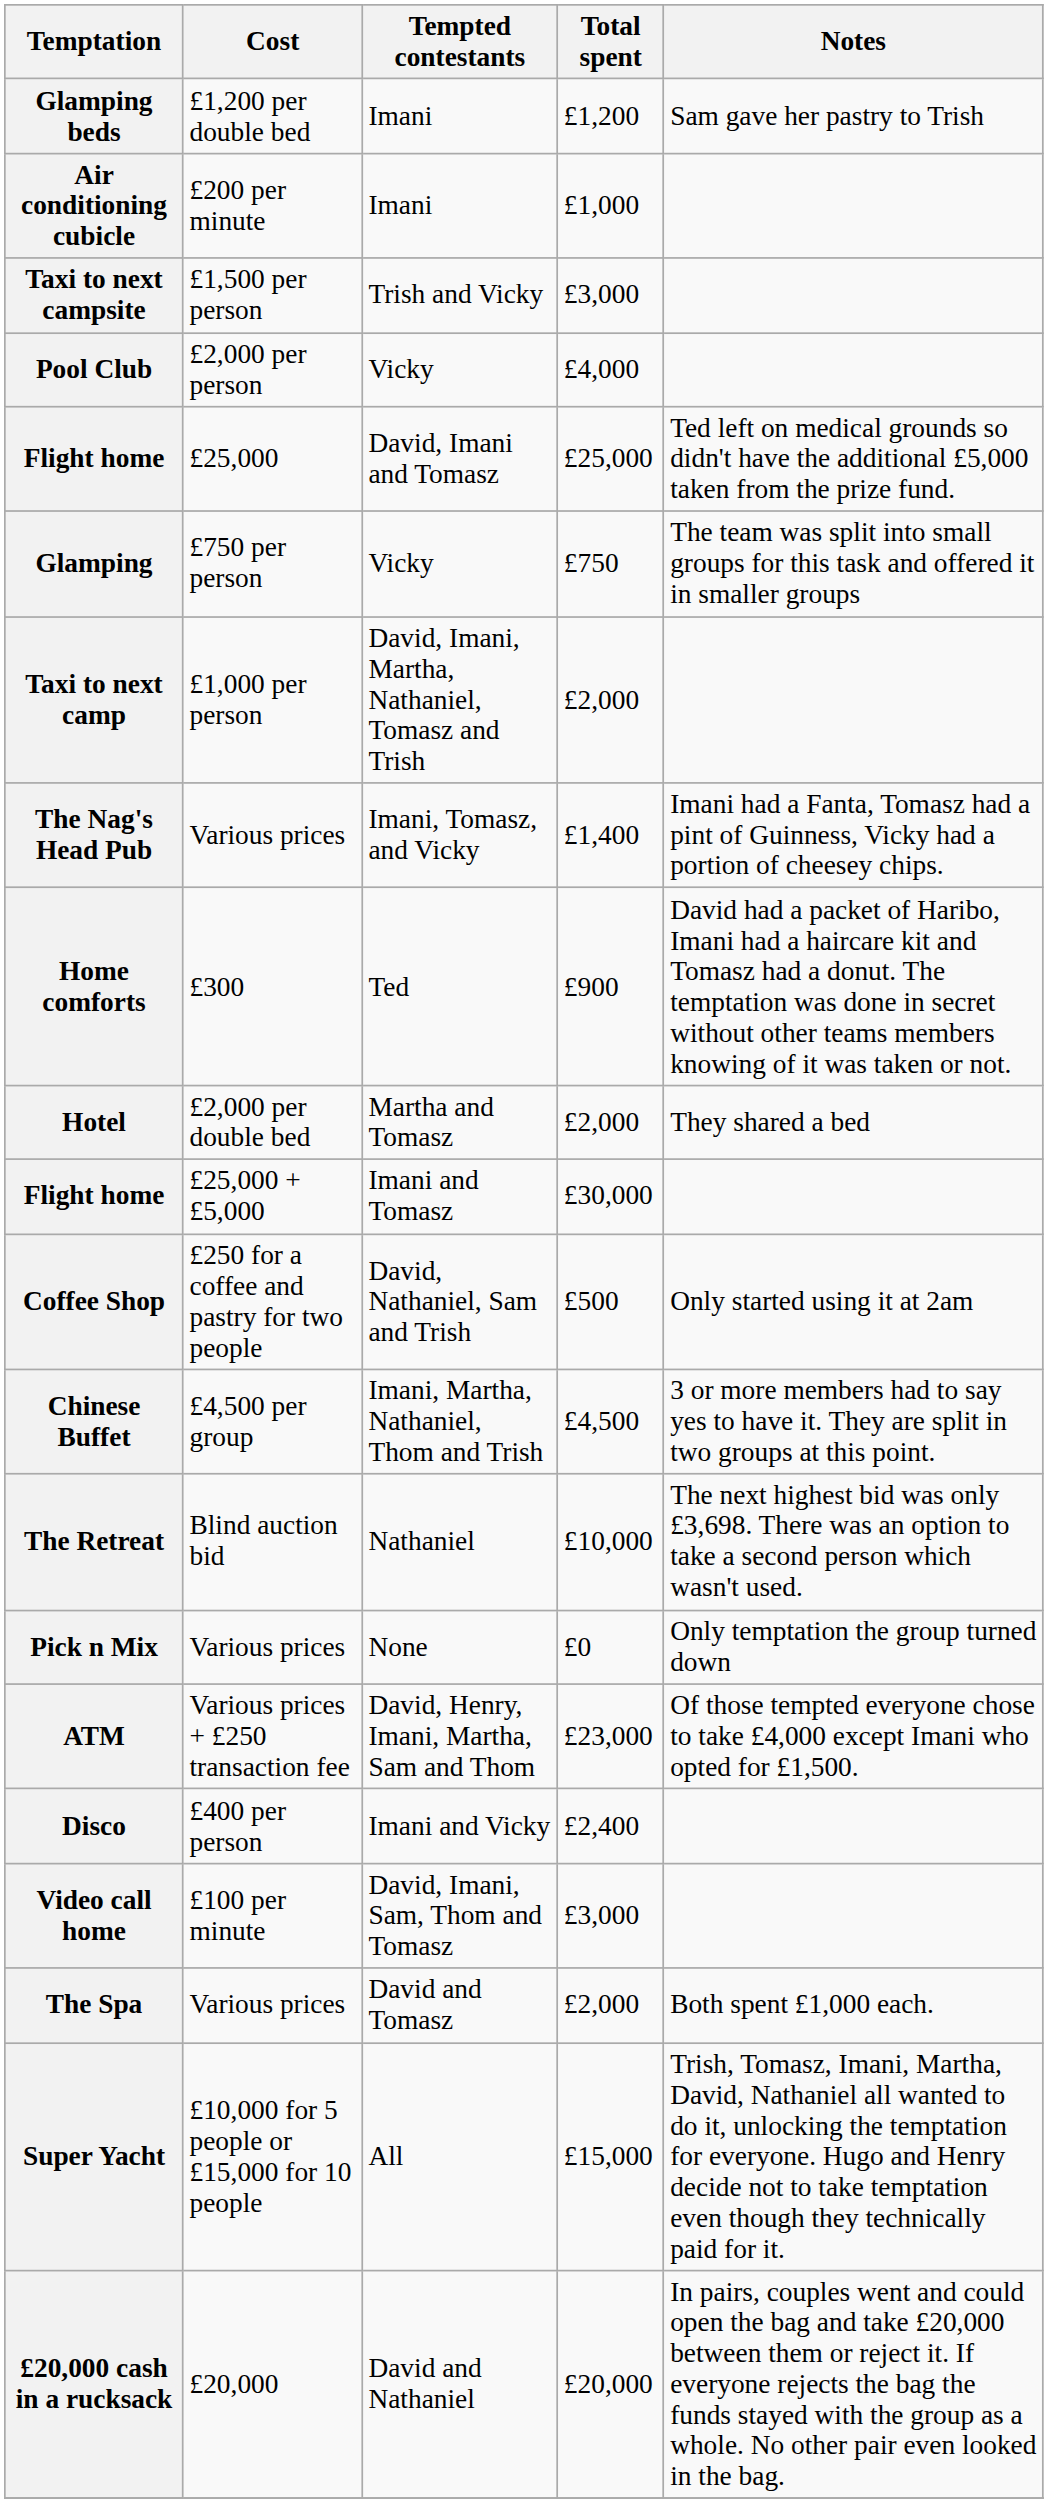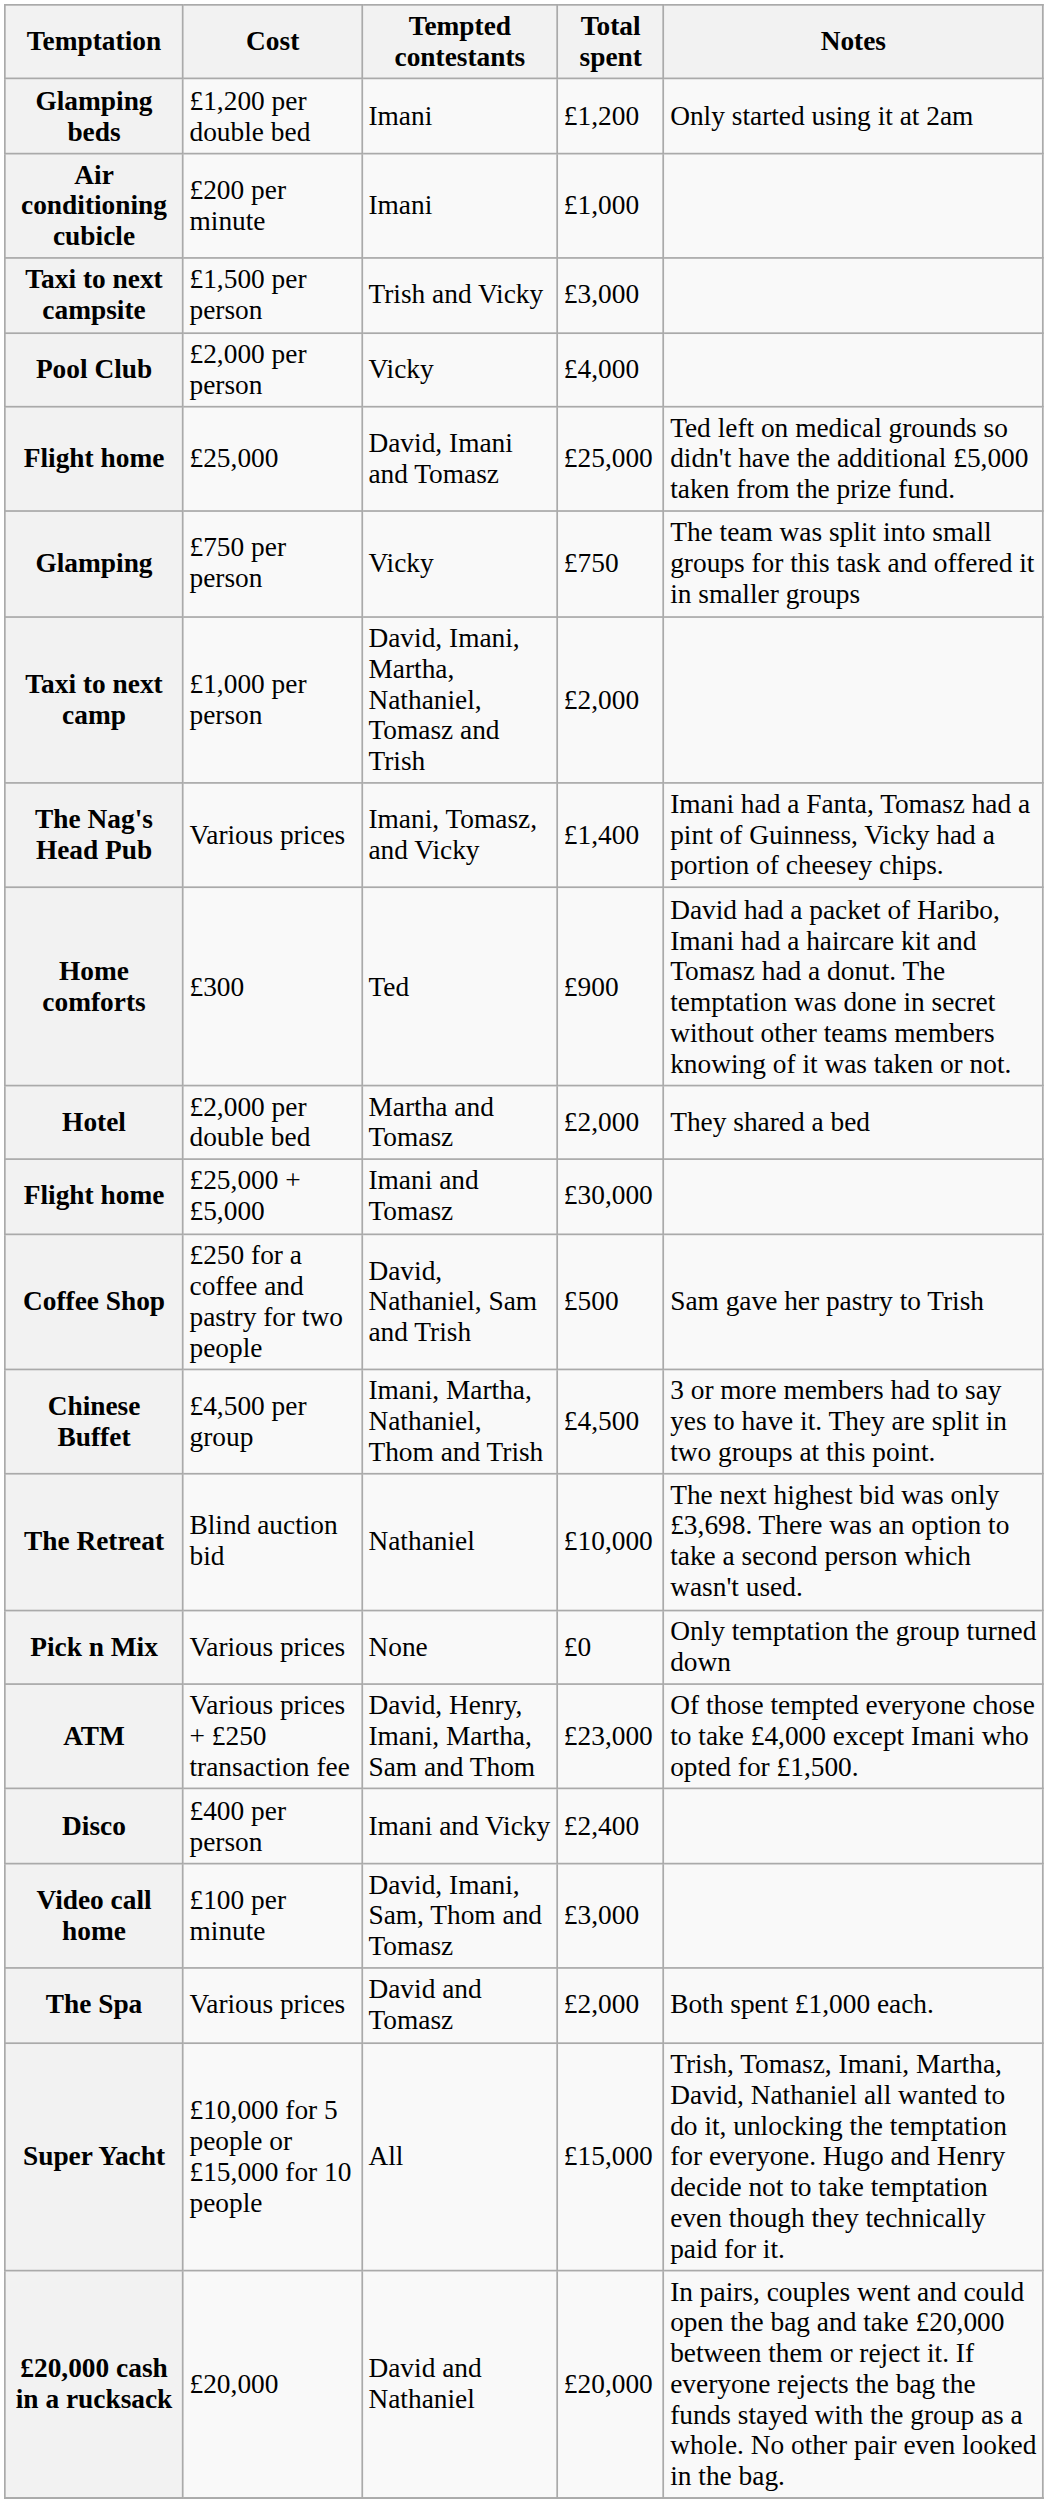(827, 115) Sam gave her pastry to Trish -> (822, 115) Only started using it at 2am
(822, 1301) Only started using it at 2am -> (827, 1301) Sam gave her pastry to Trish
